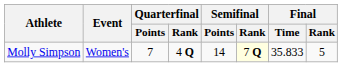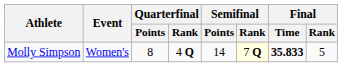(150, 52) 7 -> (150, 52) 8
(287, 52) normal -> (287, 52) bold
